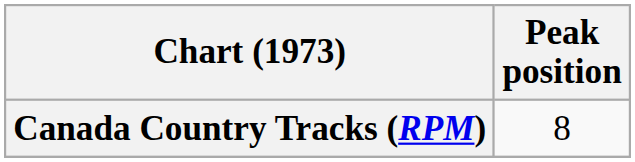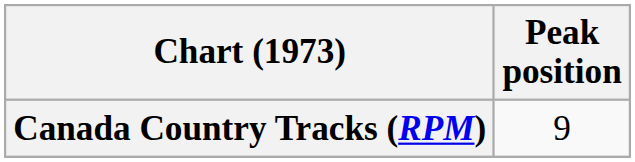(562, 127) 8 -> (562, 127) 9
